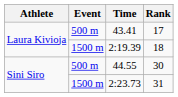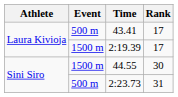(158, 48) 18 -> (158, 48) 17
(85, 66) 500 m -> (87, 66) 1500 m
(87, 83) 1500 m -> (85, 83) 500 m
